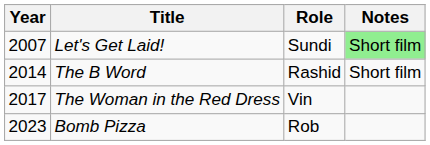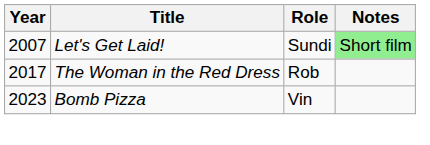- row: (100, 72)
(300, 99) Vin -> (304, 72) Rob
(304, 126) Rob -> (300, 99) Vin
